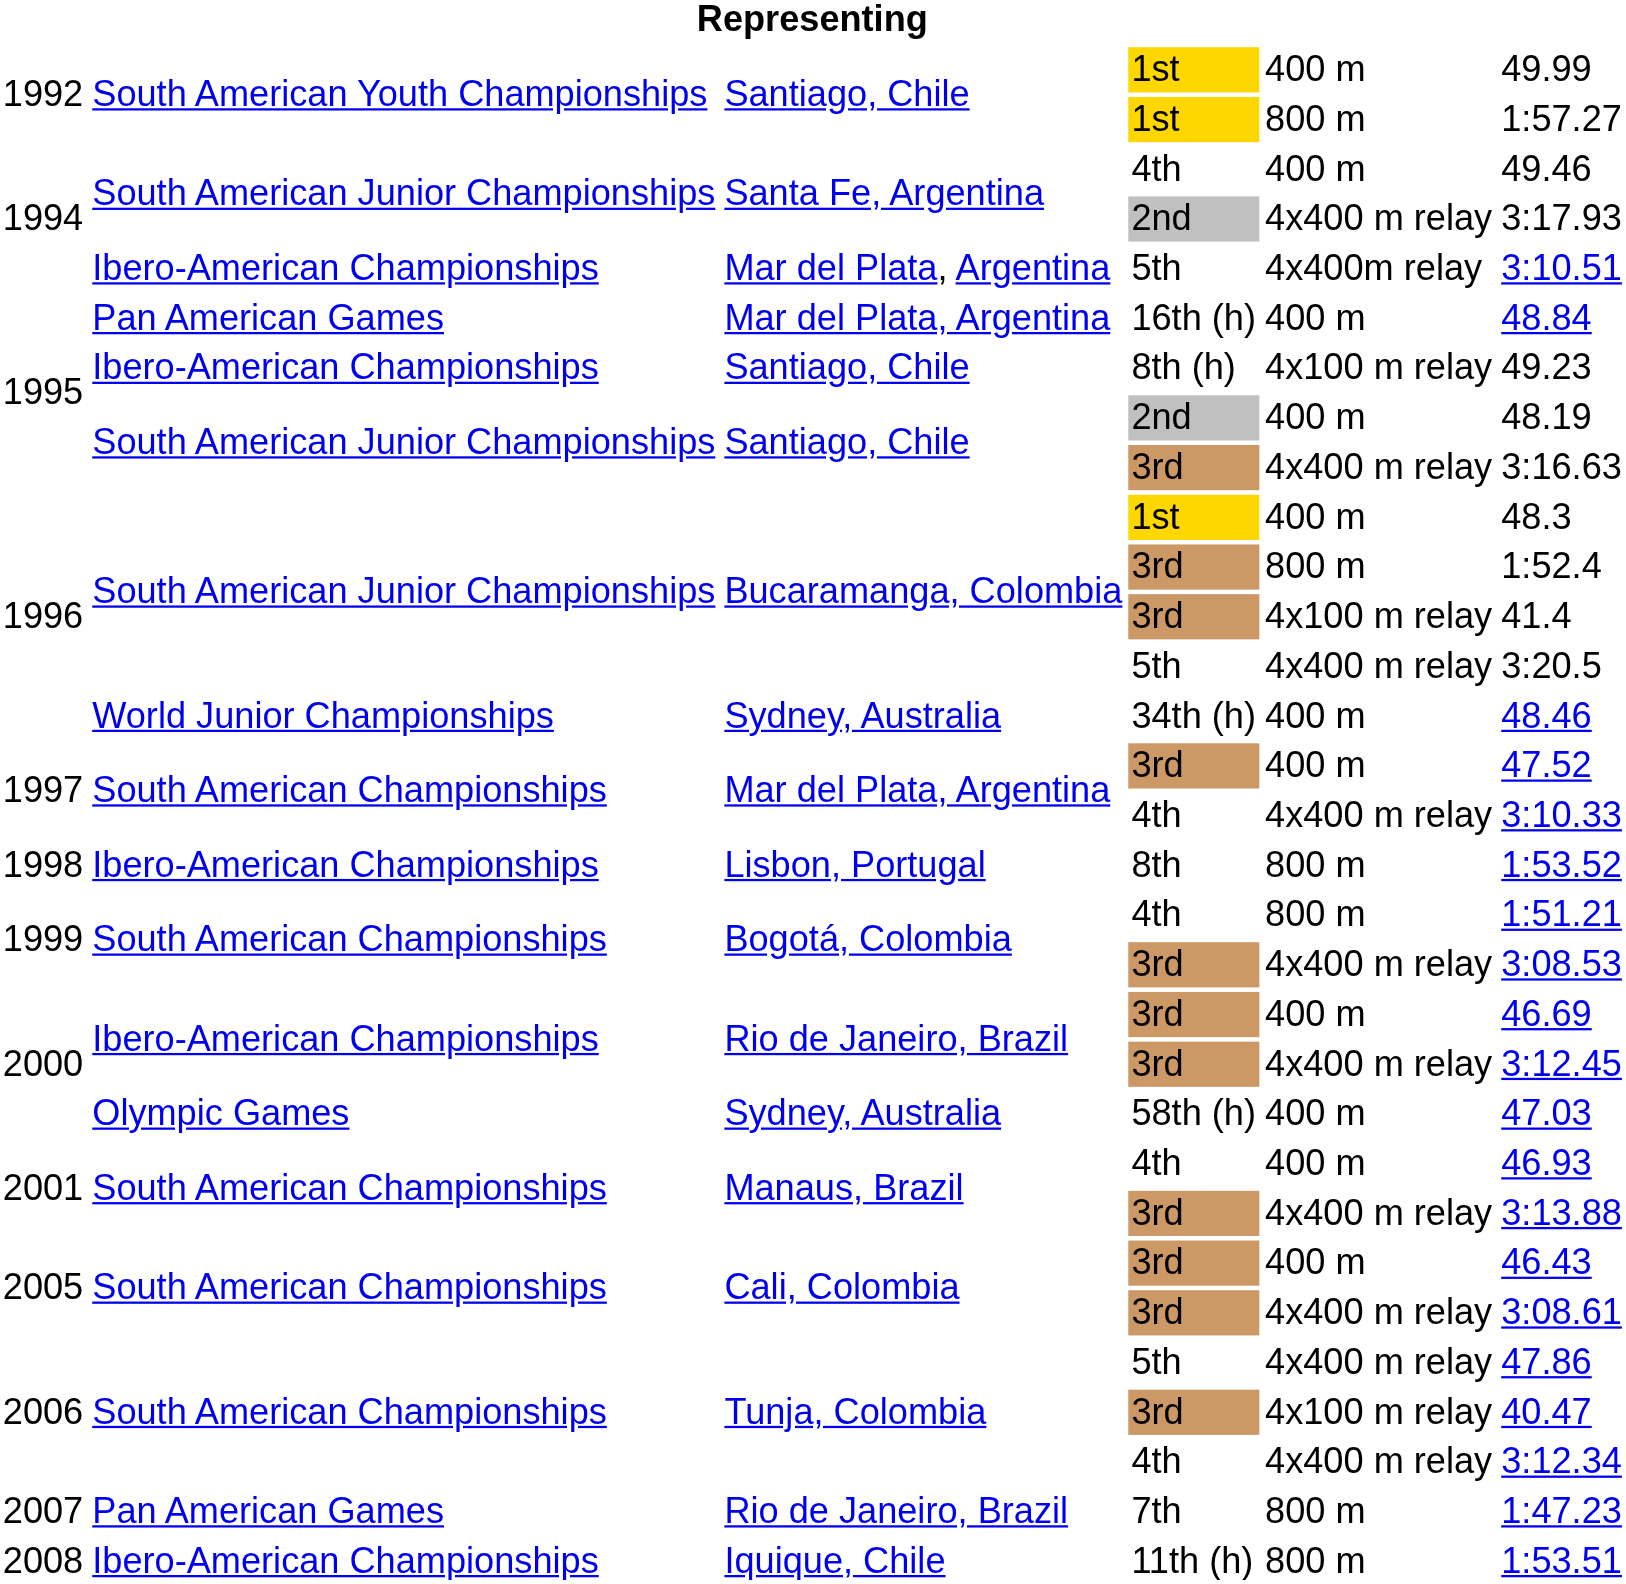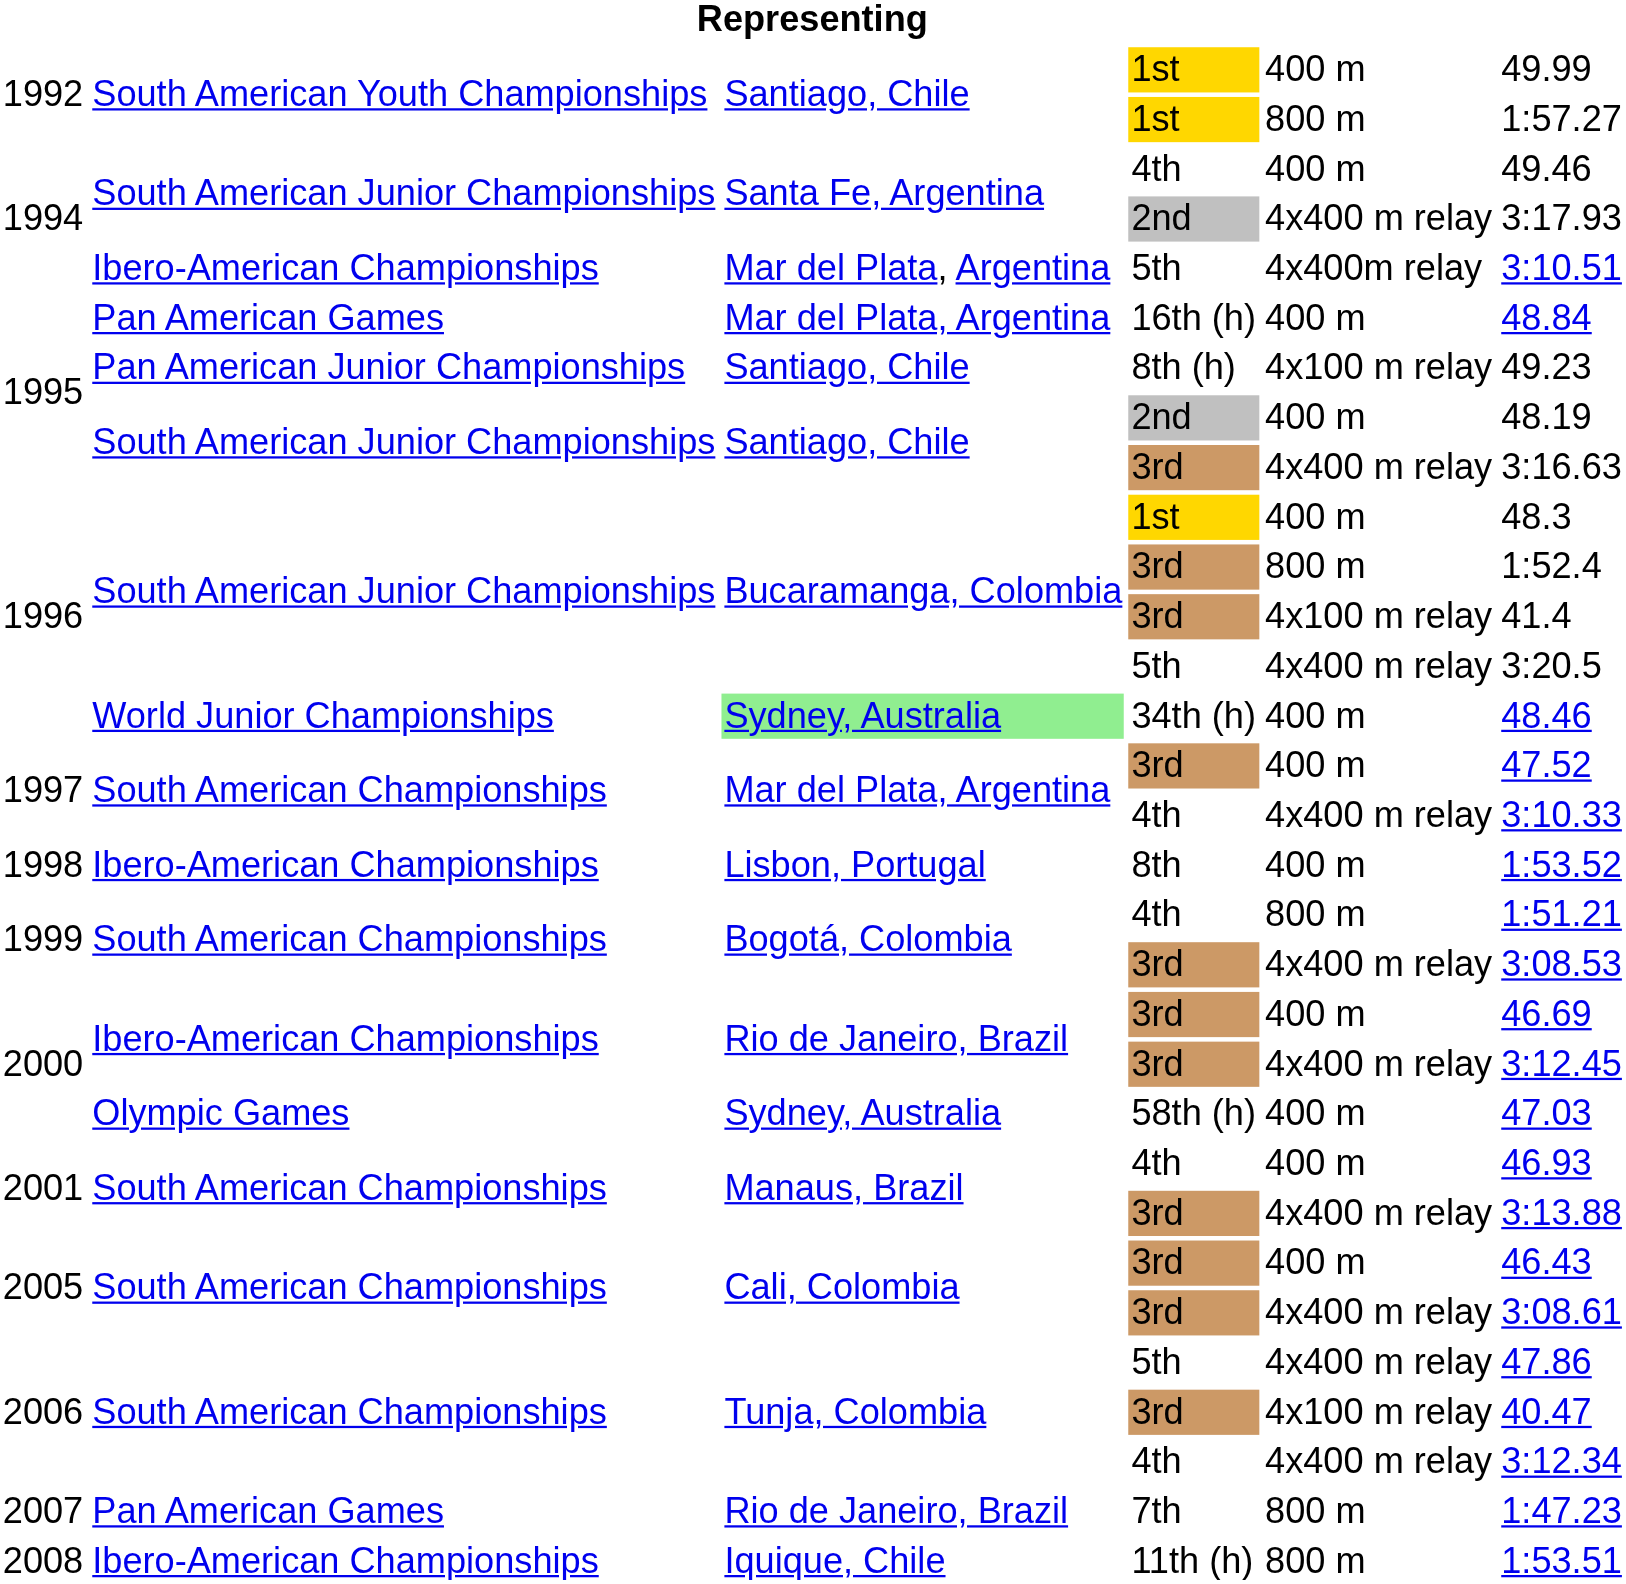(346, 367) Ibero-American Championships -> (389, 367) Pan American Junior Championships
(863, 715) no background -> (863, 715) lightgreen background
(1315, 864) 800 m -> (1315, 864) 400 m
